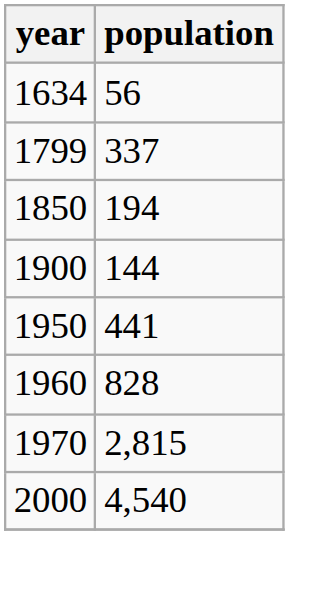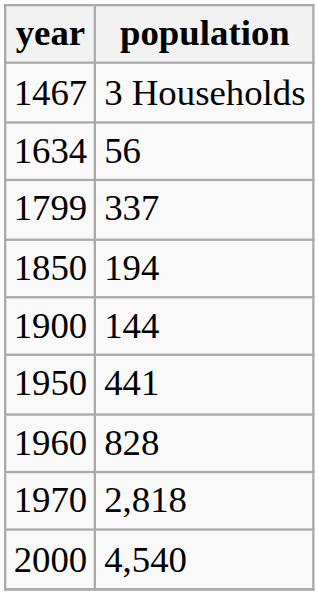+ row: (50, 92)
(146, 442) 2,815 -> (146, 500) 2,818
